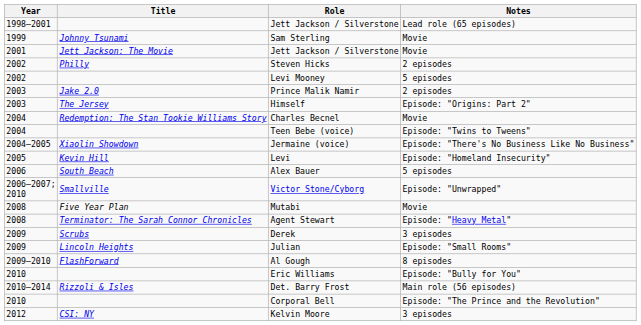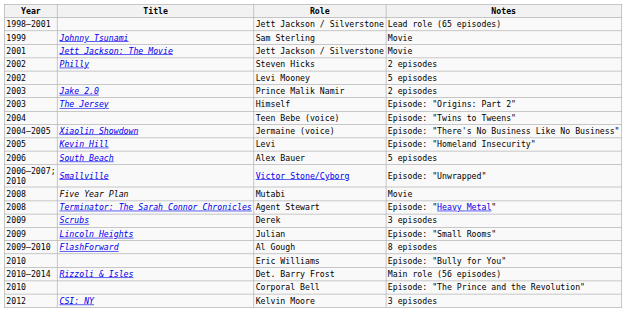- row: (163, 118)
